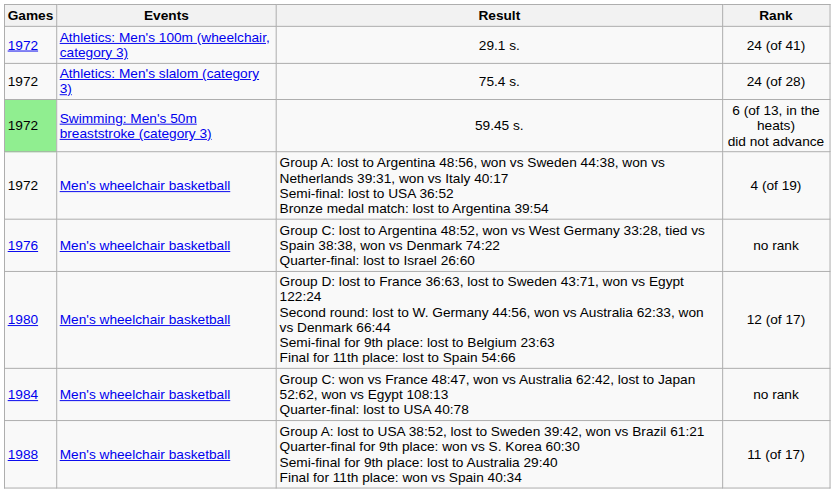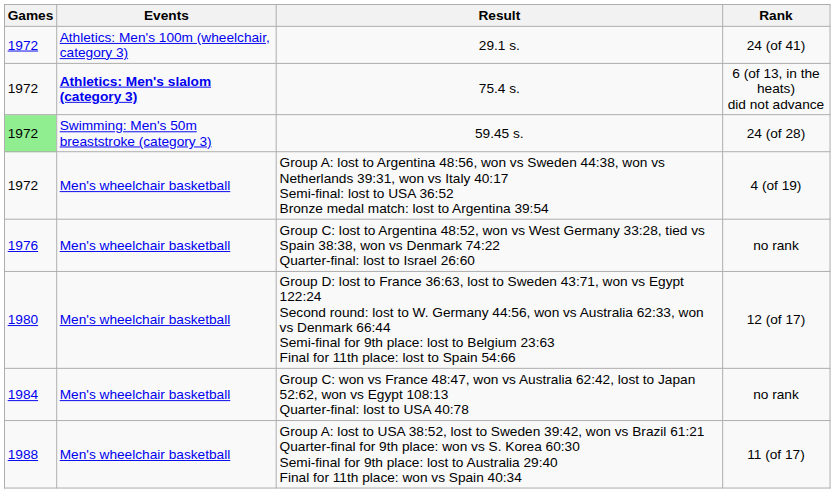(159, 82) normal -> (135, 89) bold
(776, 82) 24 (of 28) -> (776, 89) 6 (of 13, in the heats) did not advance
(776, 126) 6 (of 13, in the heats) did not advance -> (776, 134) 24 (of 28)
